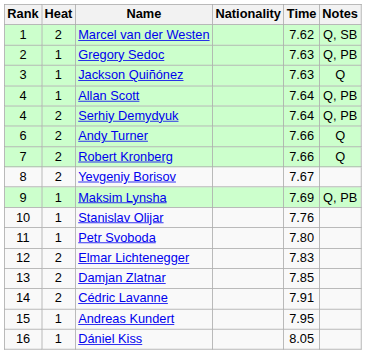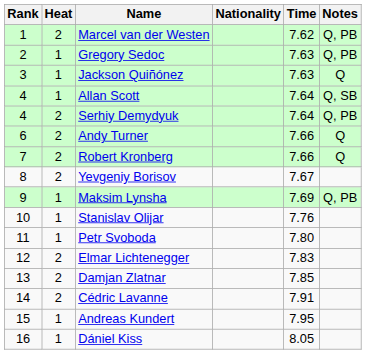(340, 34) Q, SB -> (340, 34) Q, PB
(340, 95) Q, PB -> (340, 95) Q, SB
